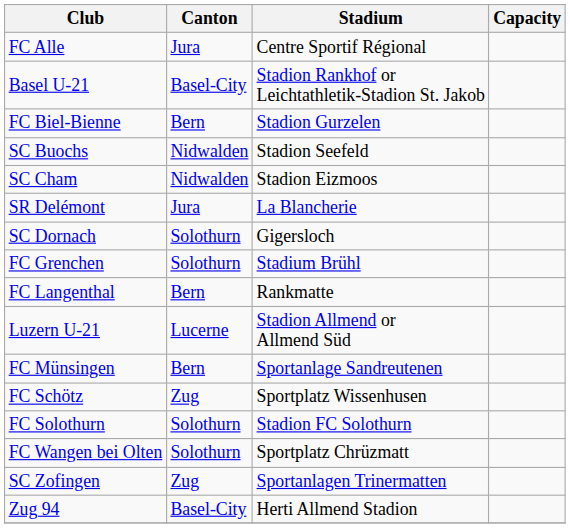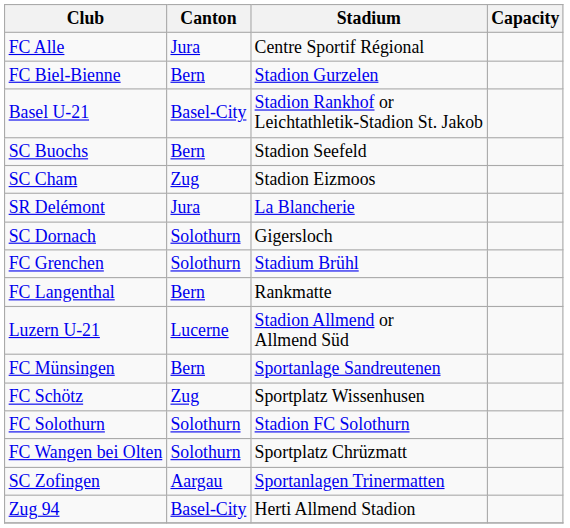rows swapped: (49, 84) <-> (65, 123)
(209, 151) Nidwalden -> (188, 151) Bern
(209, 179) Nidwalden -> (185, 179) Zug
(185, 481) Zug -> (196, 481) Aargau
